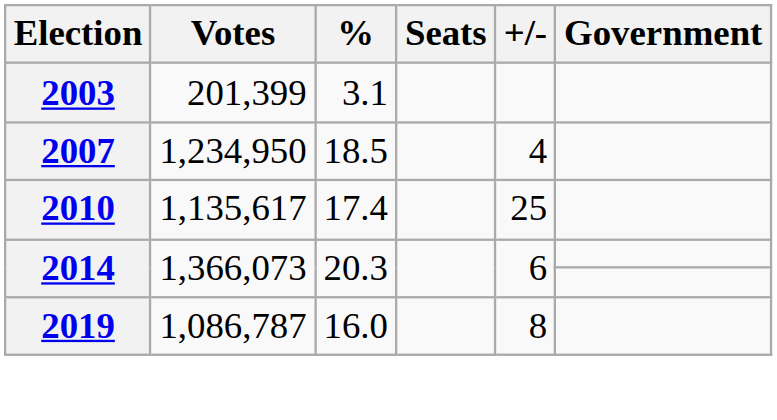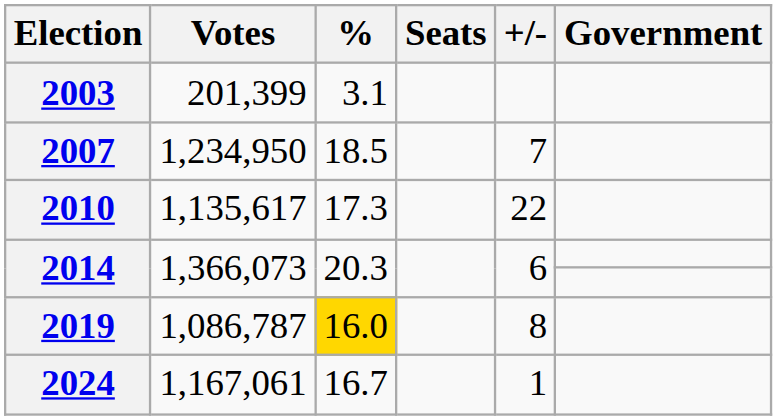(538, 150) 4 -> (538, 150) 7
(356, 208) 17.4 -> (356, 208) 17.3
(529, 208) 25 -> (529, 208) 22
(356, 325) no background -> (356, 325) gold background
+ row: (78, 383)
